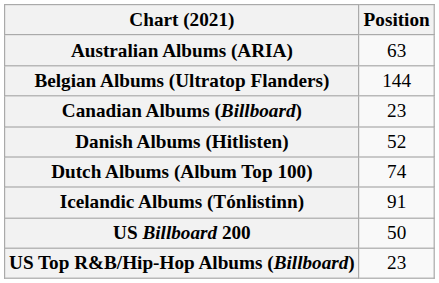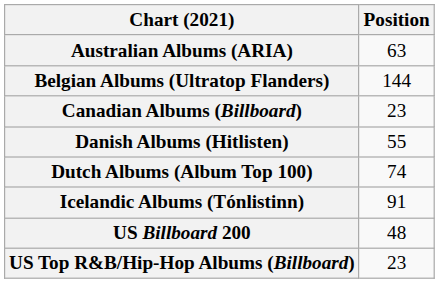(397, 141) 52 -> (397, 141) 55
(397, 232) 50 -> (397, 232) 48
